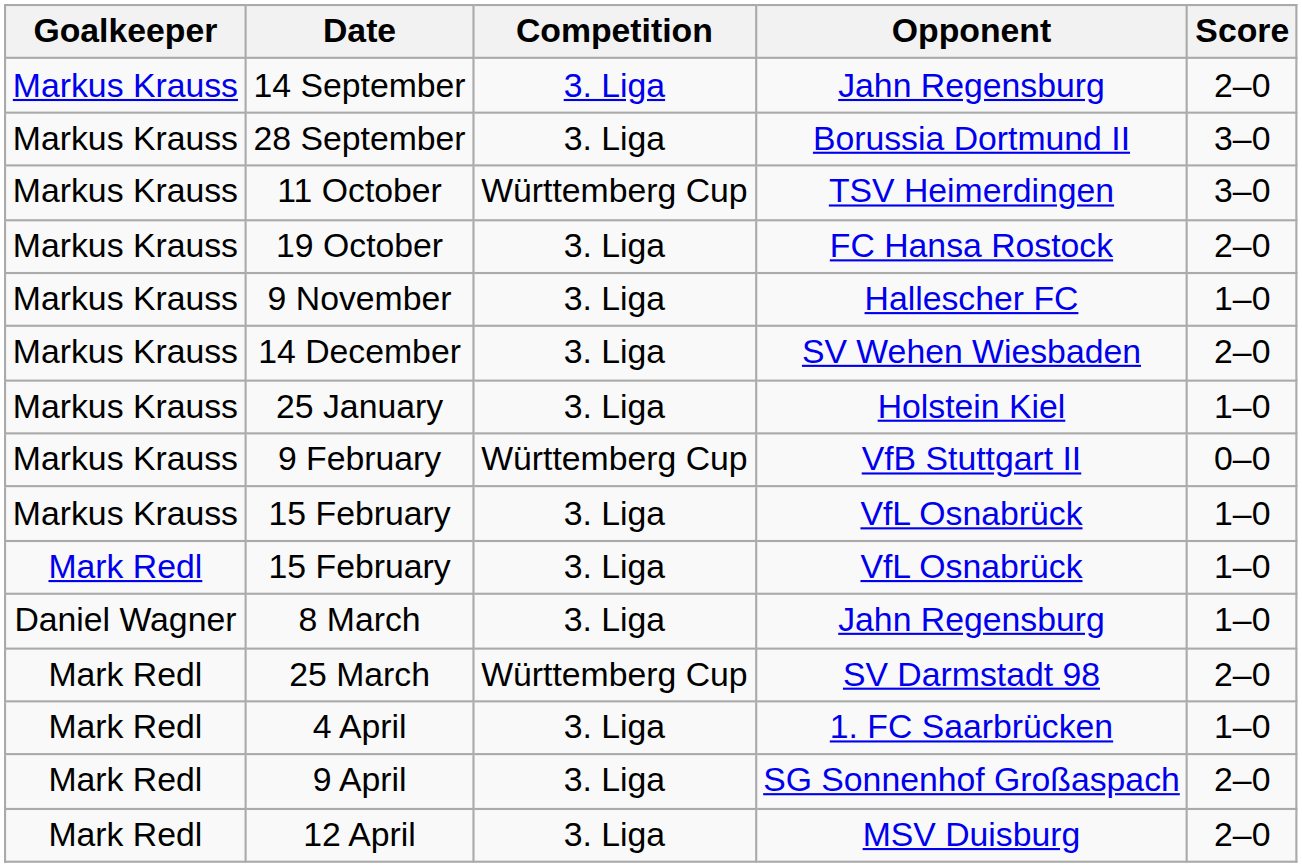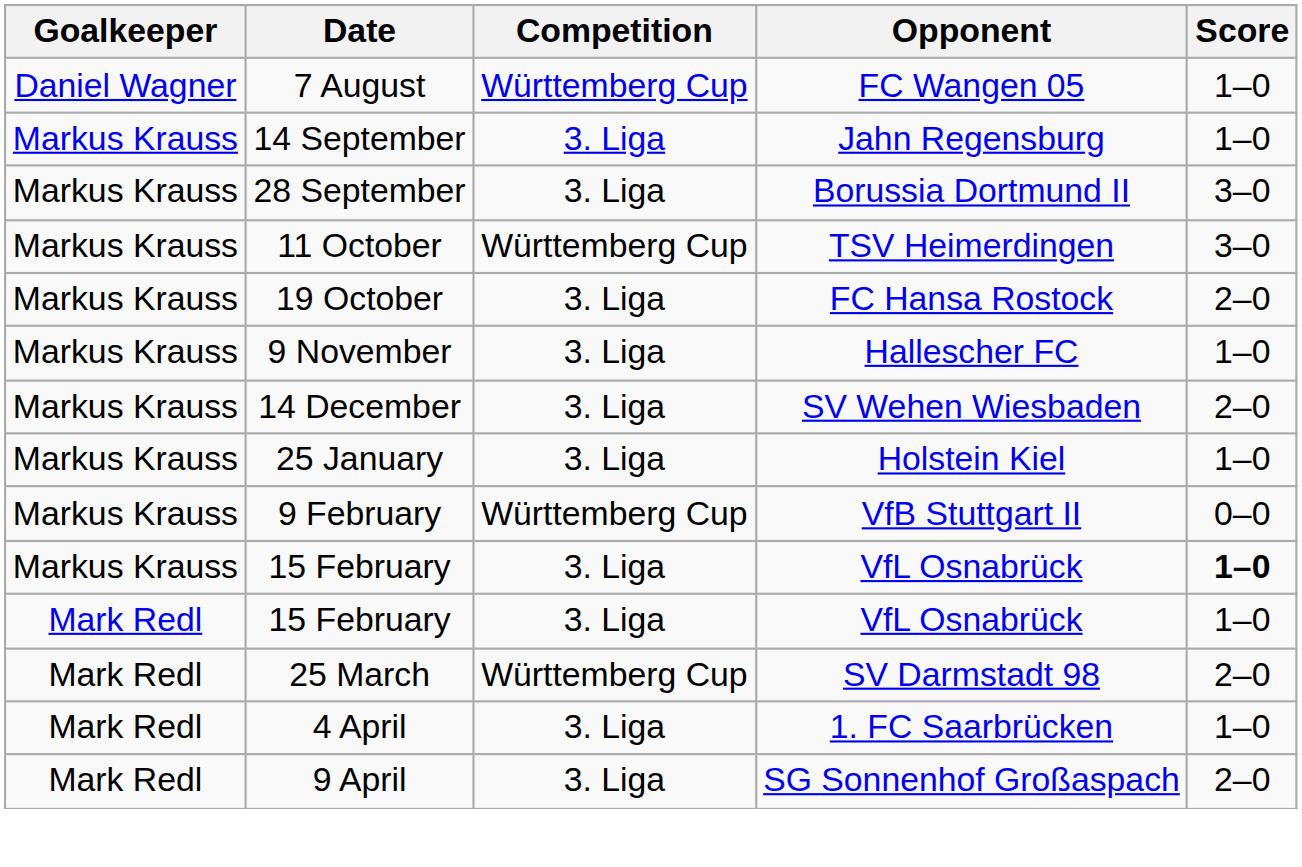+ row: (125, 84)
(1242, 84) 2–0 -> (1242, 138) 1–0
(1242, 513) normal -> (1242, 566) bold
- row: (125, 620)
- row: (125, 834)
